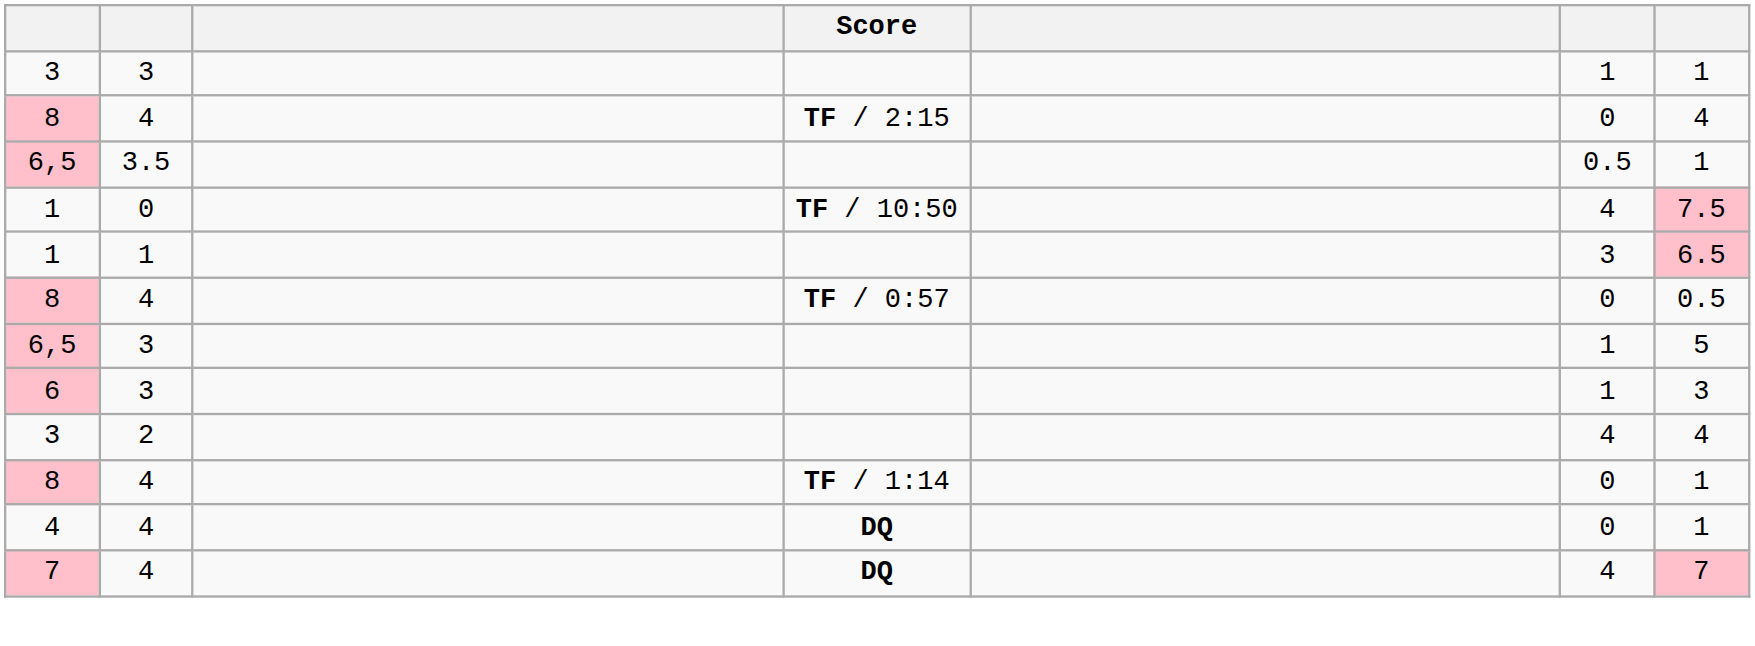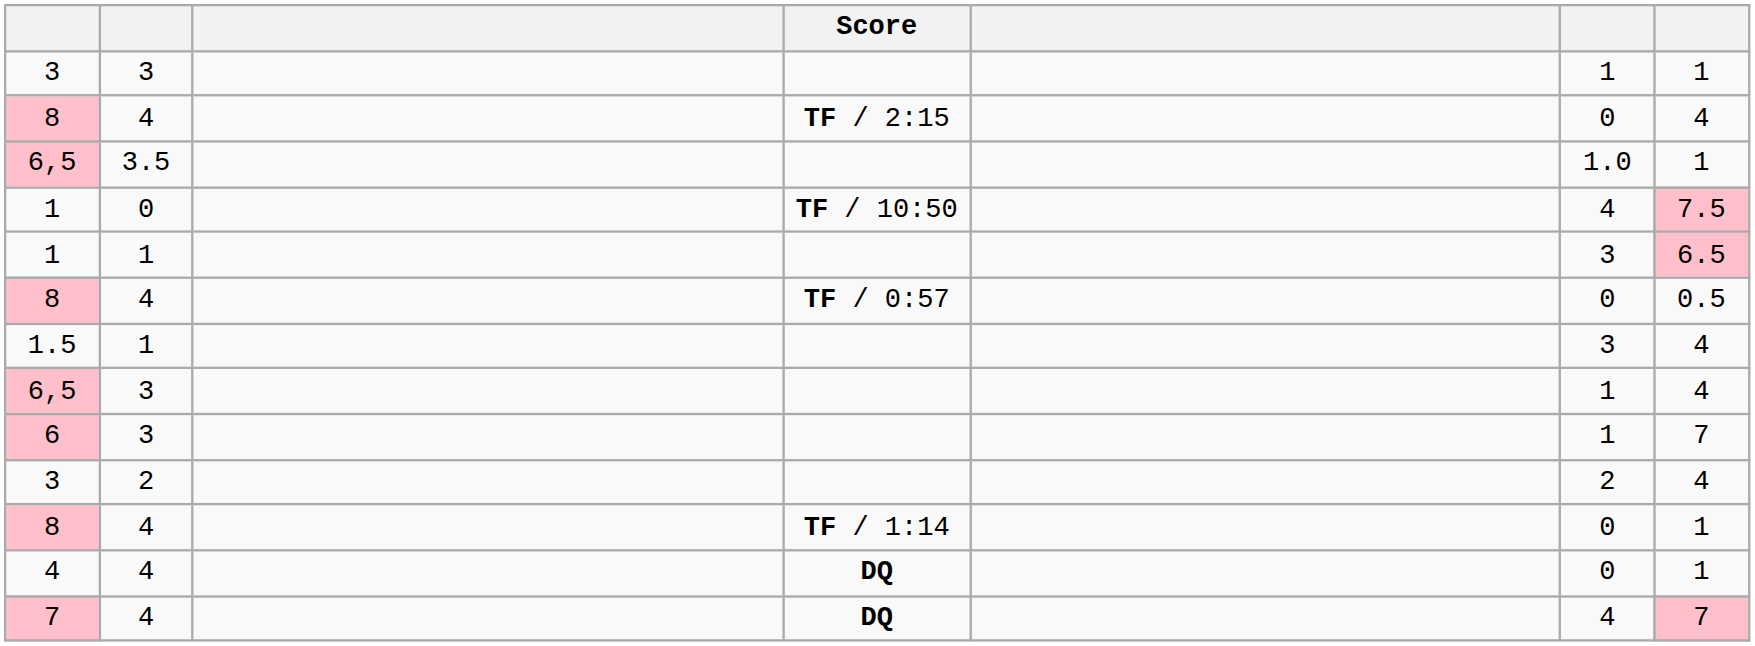(1607, 164) 0.5 -> (1607, 164) 1.0
+ row: (52, 345)
(1701, 345) 5 -> (1701, 391) 4
(1701, 391) 3 -> (1701, 436) 7
(1607, 436) 4 -> (1607, 482) 2
